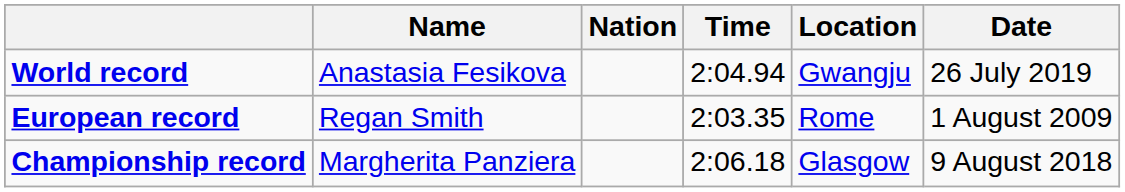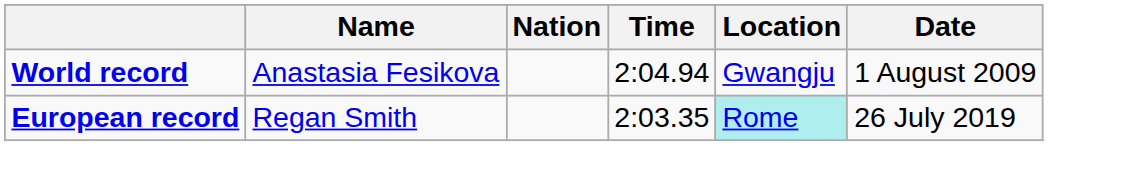(1011, 72) 26 July 2019 -> (945, 72) 1 August 2009
(836, 117) no background -> (760, 117) paleturquoise background
(1021, 117) 1 August 2009 -> (935, 117) 26 July 2019
- row: (159, 162)
